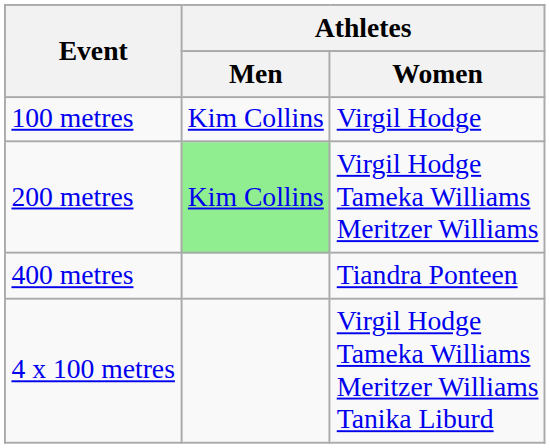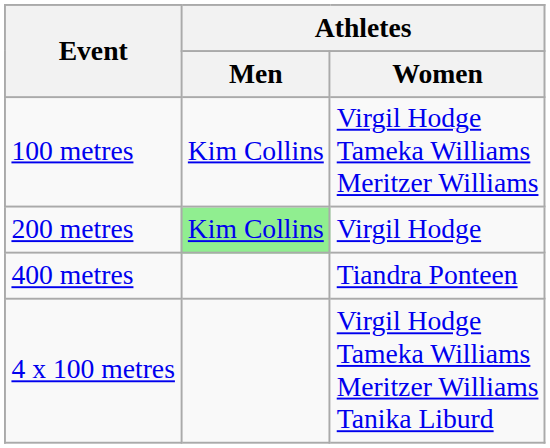(409, 118) Virgil Hodge -> (438, 151) Virgil Hodge Tameka Williams Meritzer Williams
(438, 197) Virgil Hodge Tameka Williams Meritzer Williams -> (409, 229) Virgil Hodge
